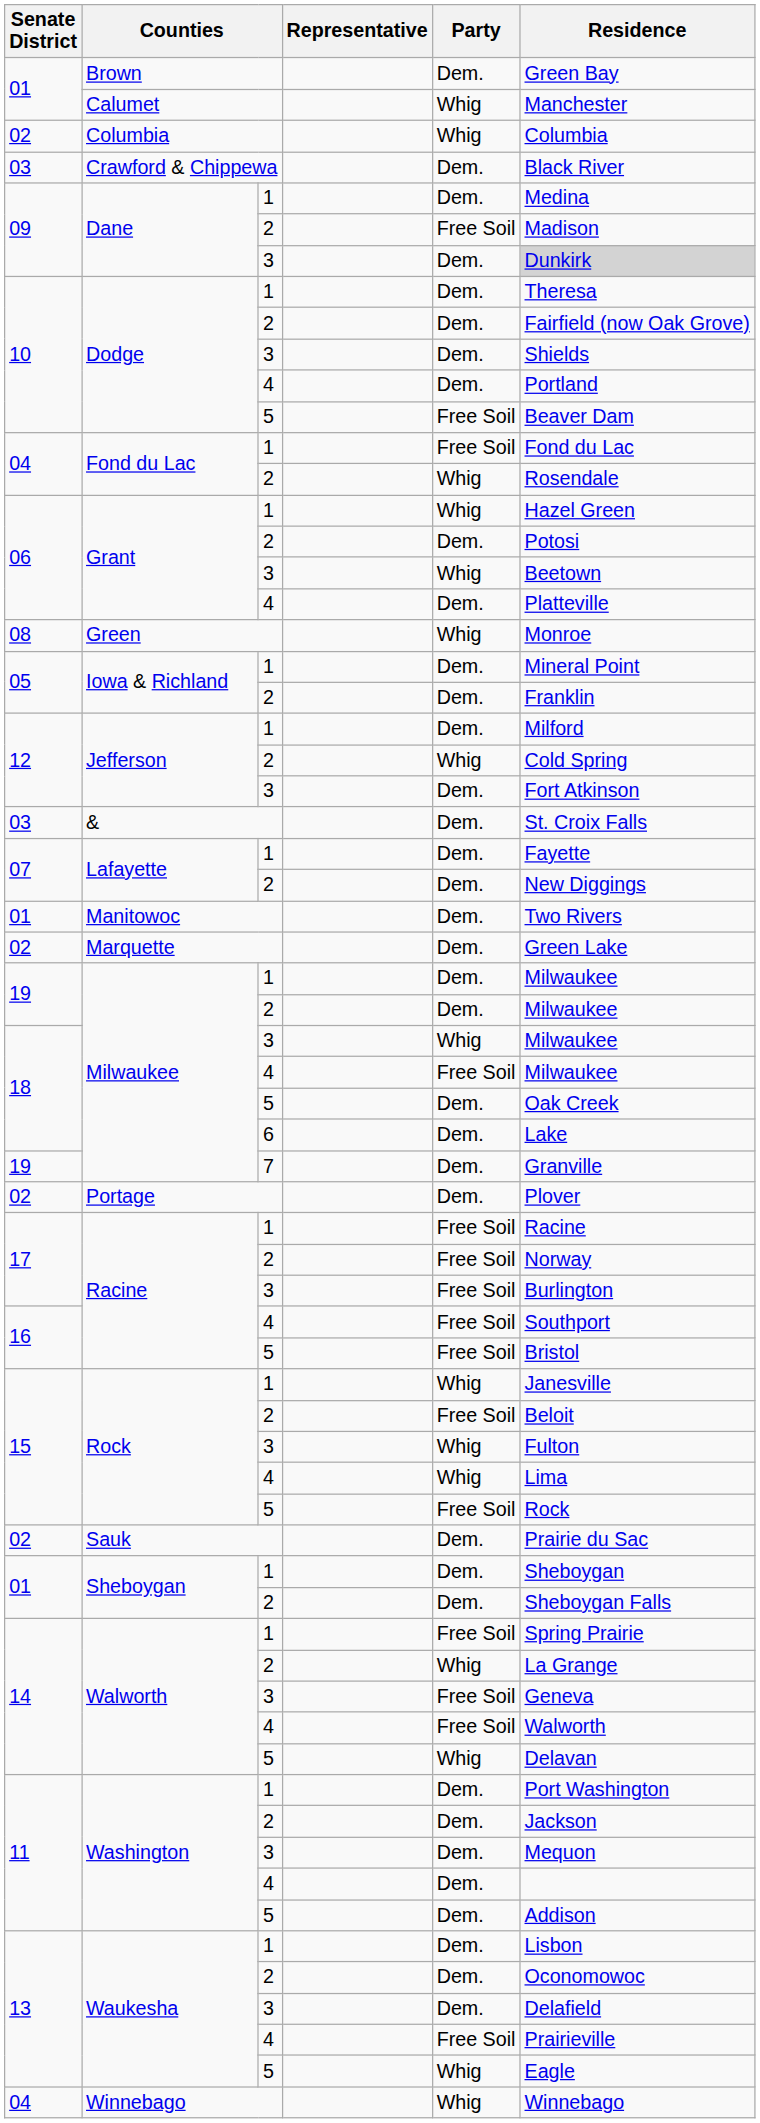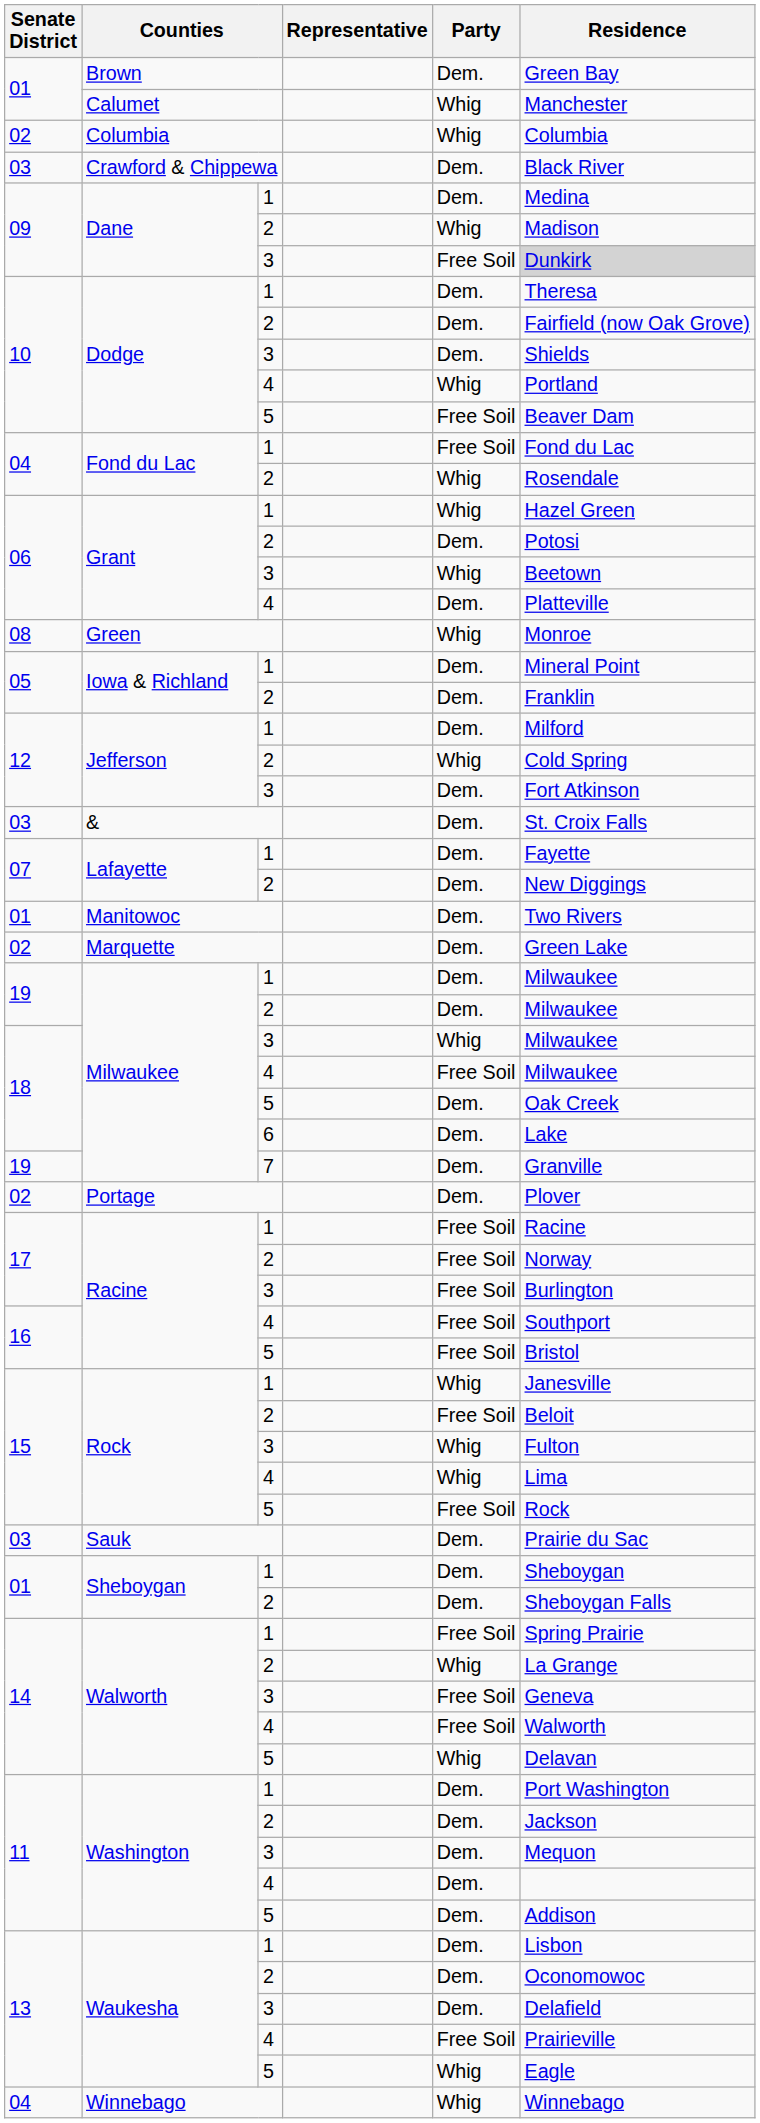(476, 229) Free Soil -> (459, 229) Whig
(460, 260) Dem. -> (476, 260) Free Soil
(460, 385) Dem. -> (459, 385) Whig
(20, 1540) 02 -> (20, 1540) 03
